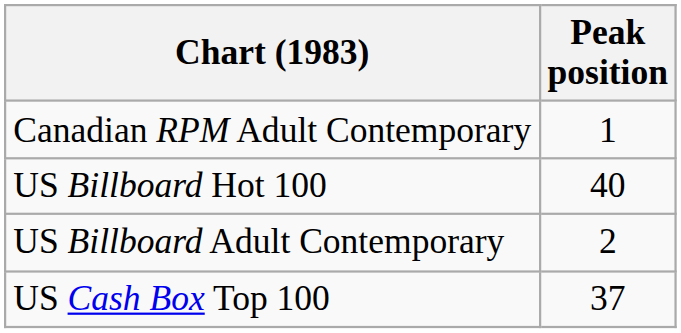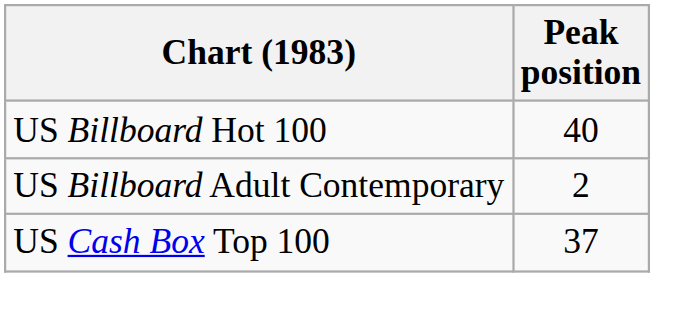- row: (272, 128)
